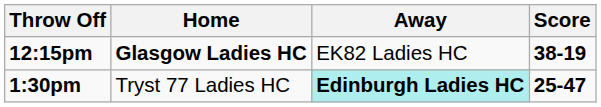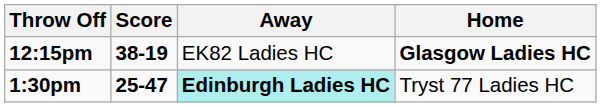columns swapped: (211, 20) <-> (562, 20)
